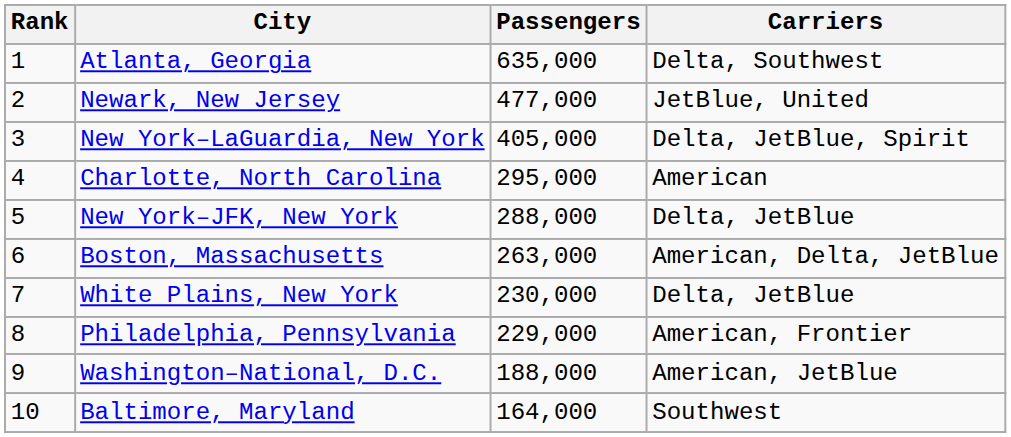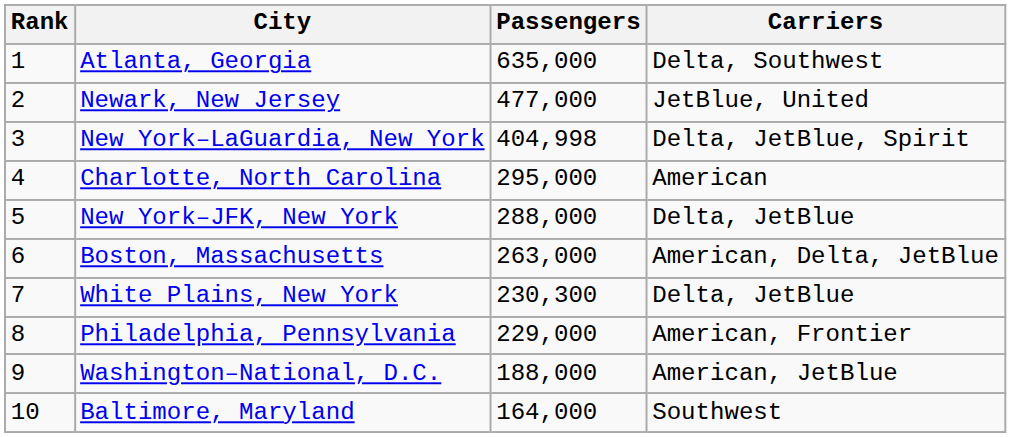(547, 141) 405,000 -> (547, 141) 404,998
(547, 297) 230,000 -> (547, 297) 230,300
